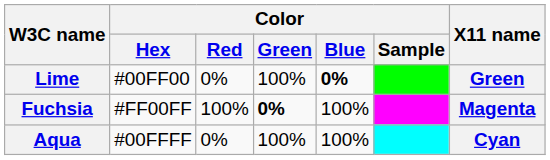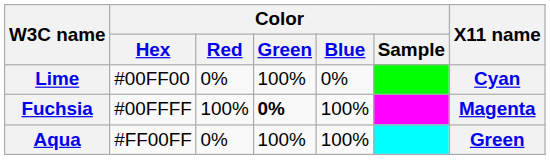(334, 79) bold -> (334, 79) normal
(497, 79) Green -> (497, 79) Cyan
(153, 109) #FF00FF -> (153, 109) #00FFFF
(153, 139) #00FFFF -> (153, 139) #FF00FF
(497, 139) Cyan -> (497, 139) Green
